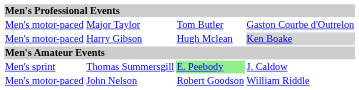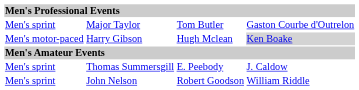(44, 24) Men's motor-paced -> (30, 24) Men's sprint
(200, 67) lightgreen background -> (200, 67) no background
(44, 81) Men's motor-paced -> (30, 81) Men's sprint
